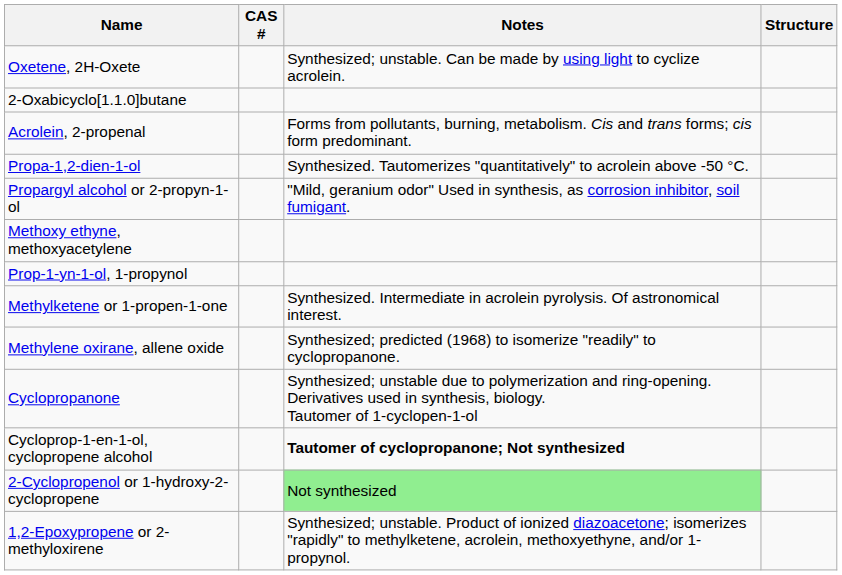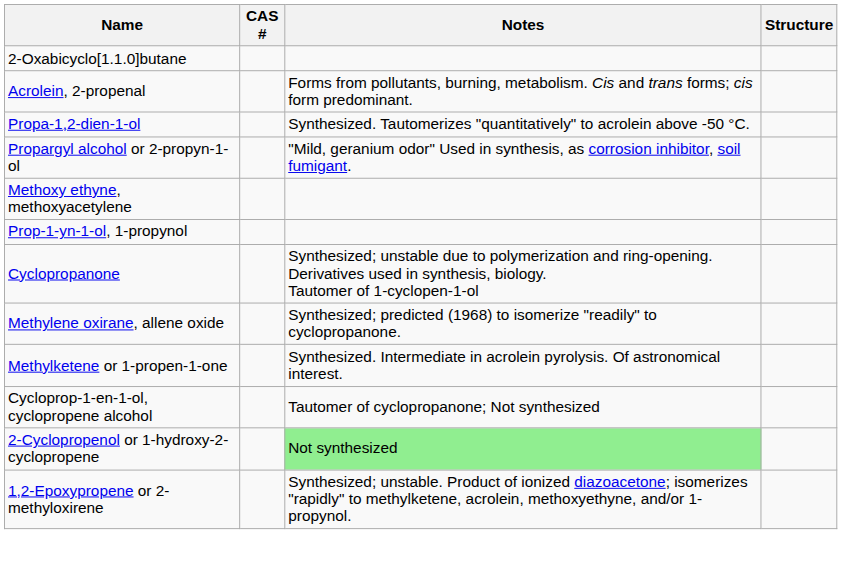- row: (74, 66)
rows swapped: (118, 306) <-> (64, 398)
(456, 448) bold -> (444, 407) normal
